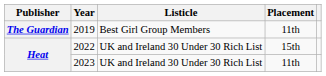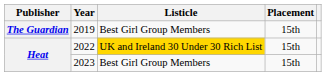(291, 29) 11th -> (291, 29) 15th
(181, 46) no background -> (181, 46) gold background
(181, 63) UK and Ireland 30 Under 30 Rich List -> (155, 63) Best Girl Group Members
(291, 63) 11th -> (291, 63) 15th
